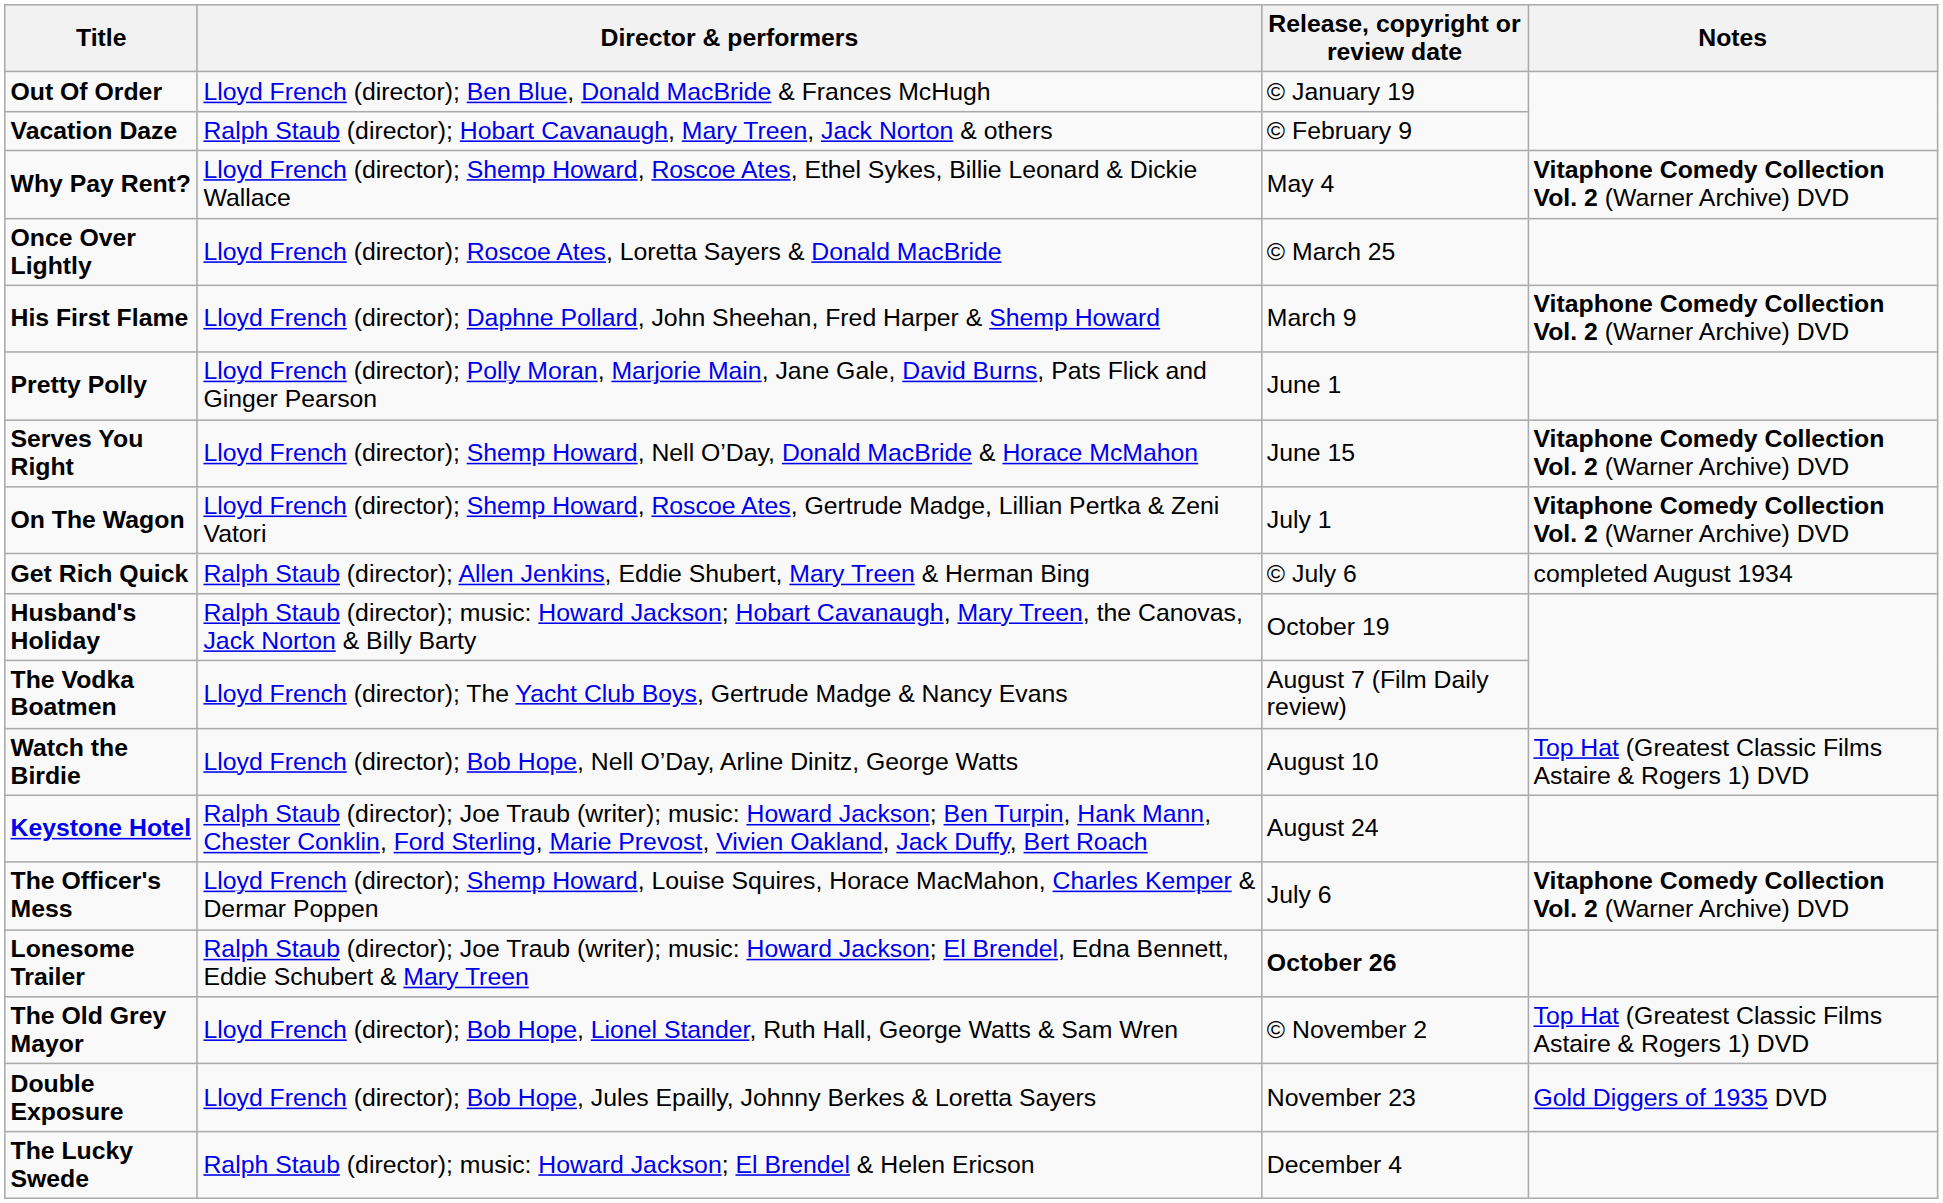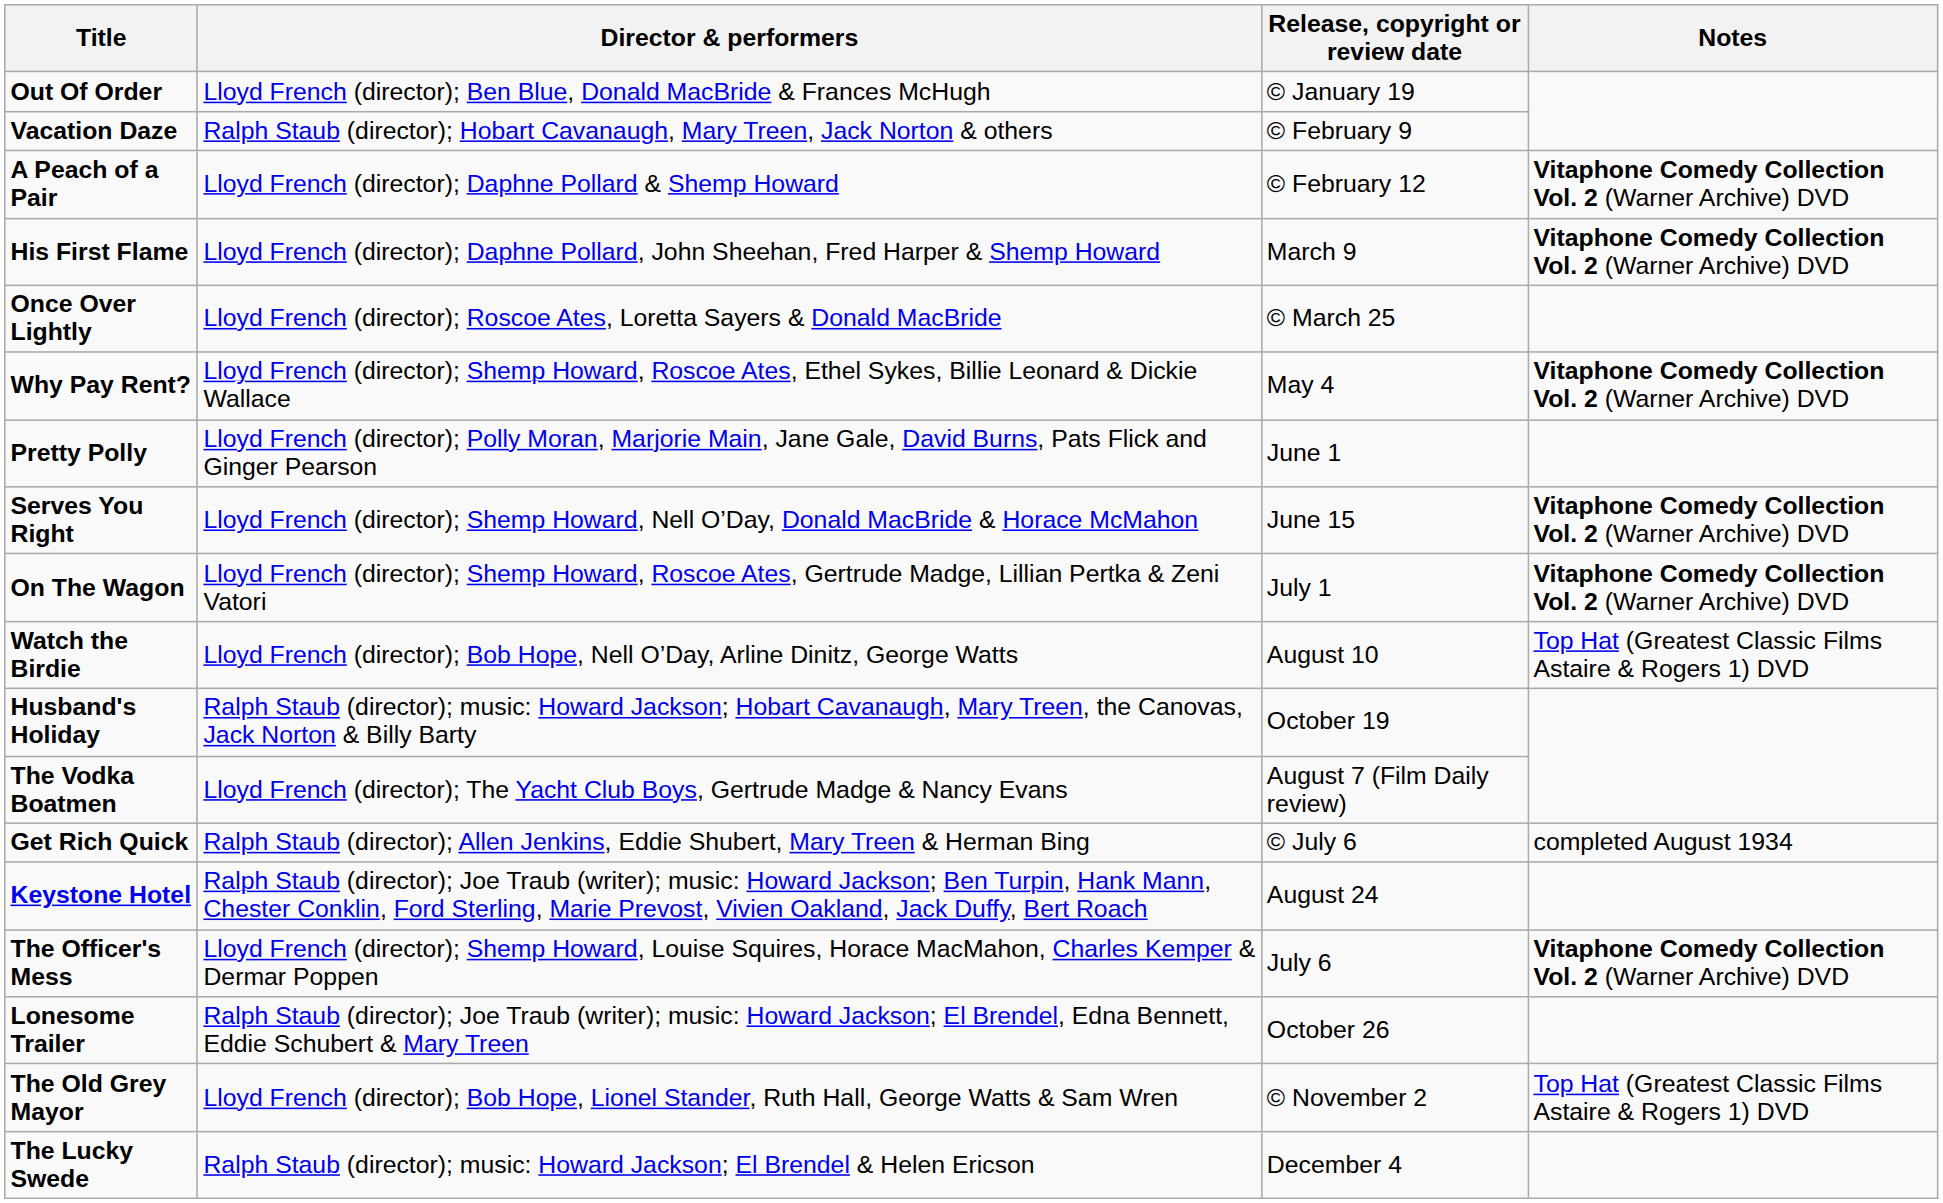+ row: (84, 184)
rows swapped: (99, 318) <-> (101, 184)
rows swapped: (99, 573) <-> (69, 761)
(1332, 962) bold -> (1328, 1030) normal
- row: (67, 1097)
